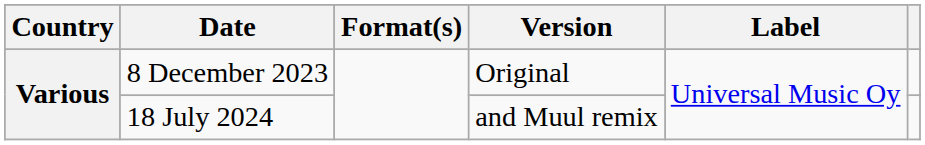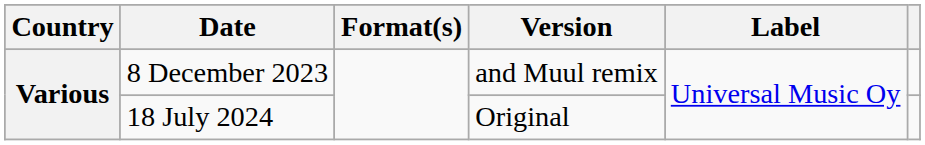(522, 71) Original -> (567, 71) and Muul remix
(567, 116) and Muul remix -> (522, 116) Original
